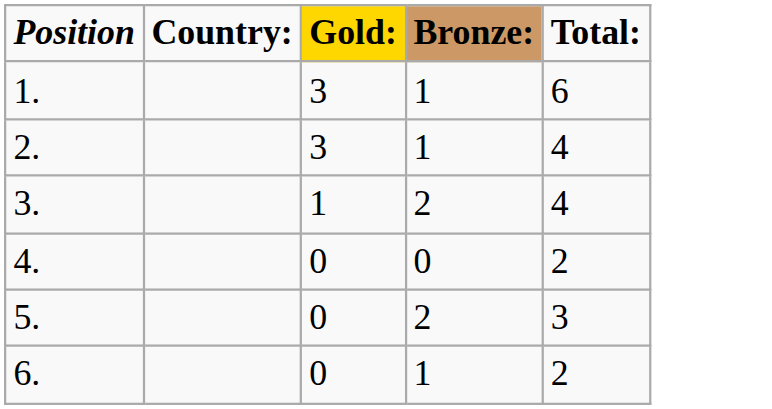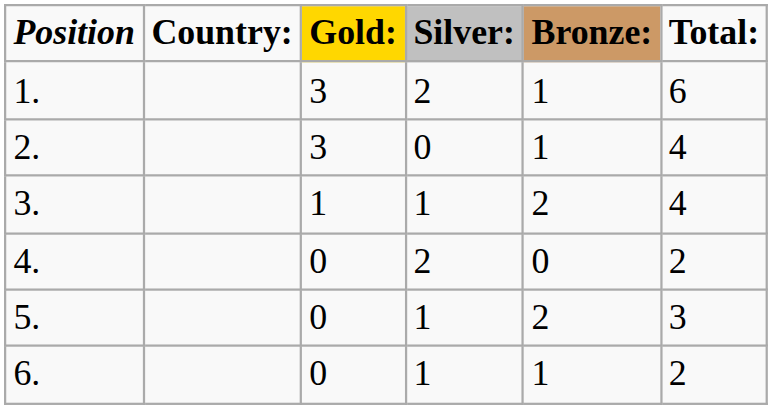+ column: (464, 32)
